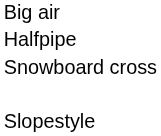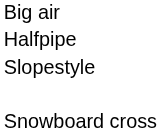rows swapped: (49, 121) <-> (80, 67)
